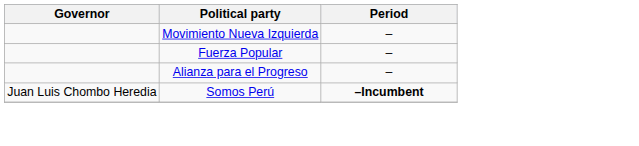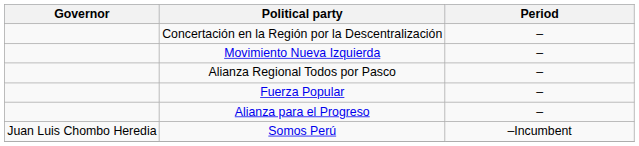+ row: (302, 33)
+ row: (302, 72)
(389, 92) bold -> (540, 131) normal
